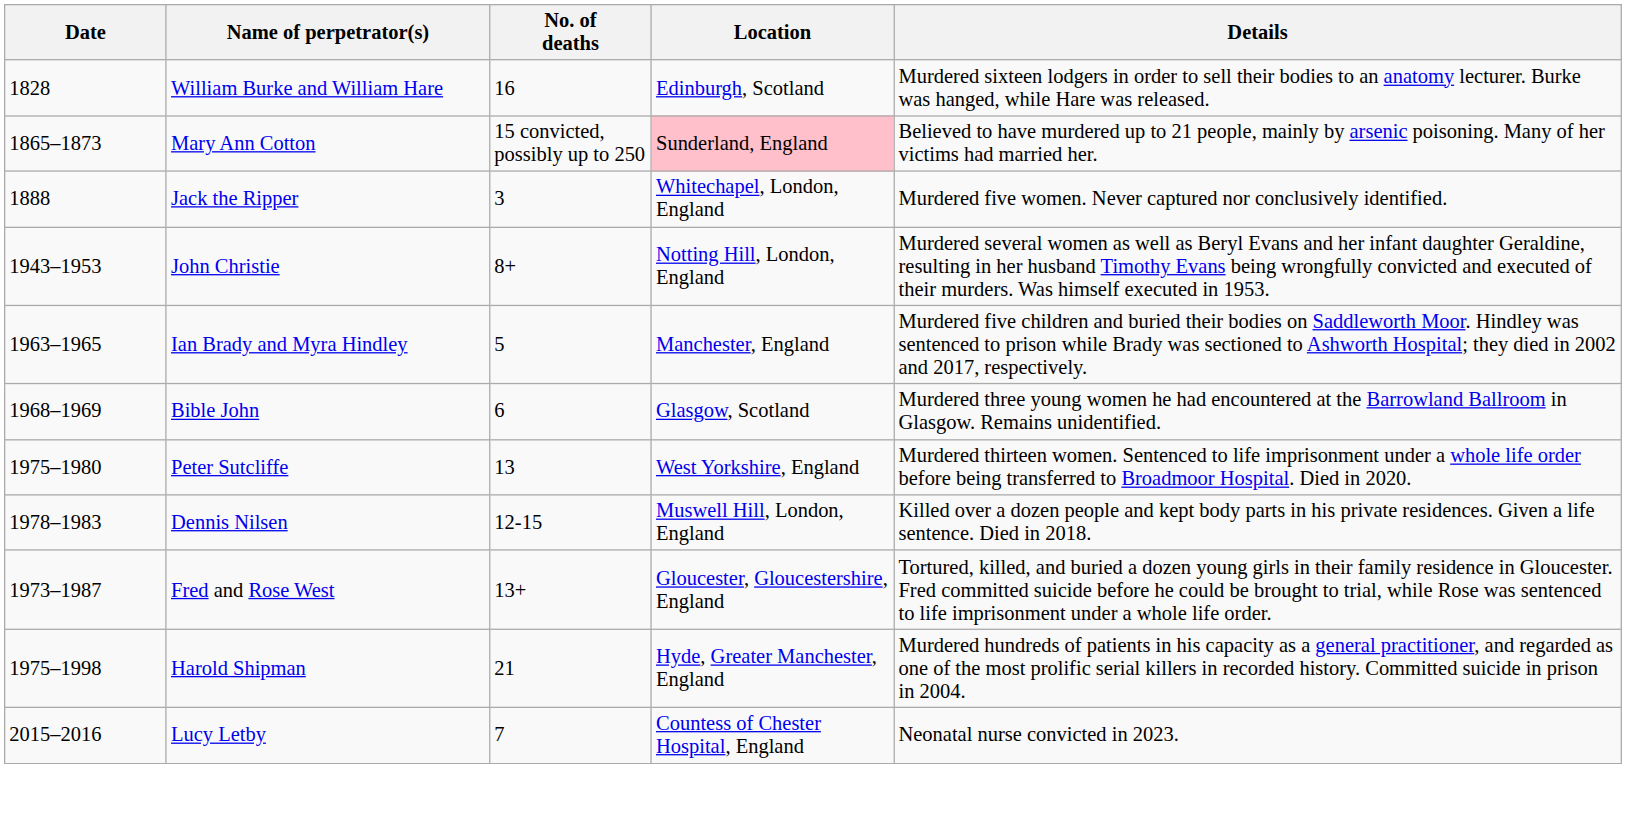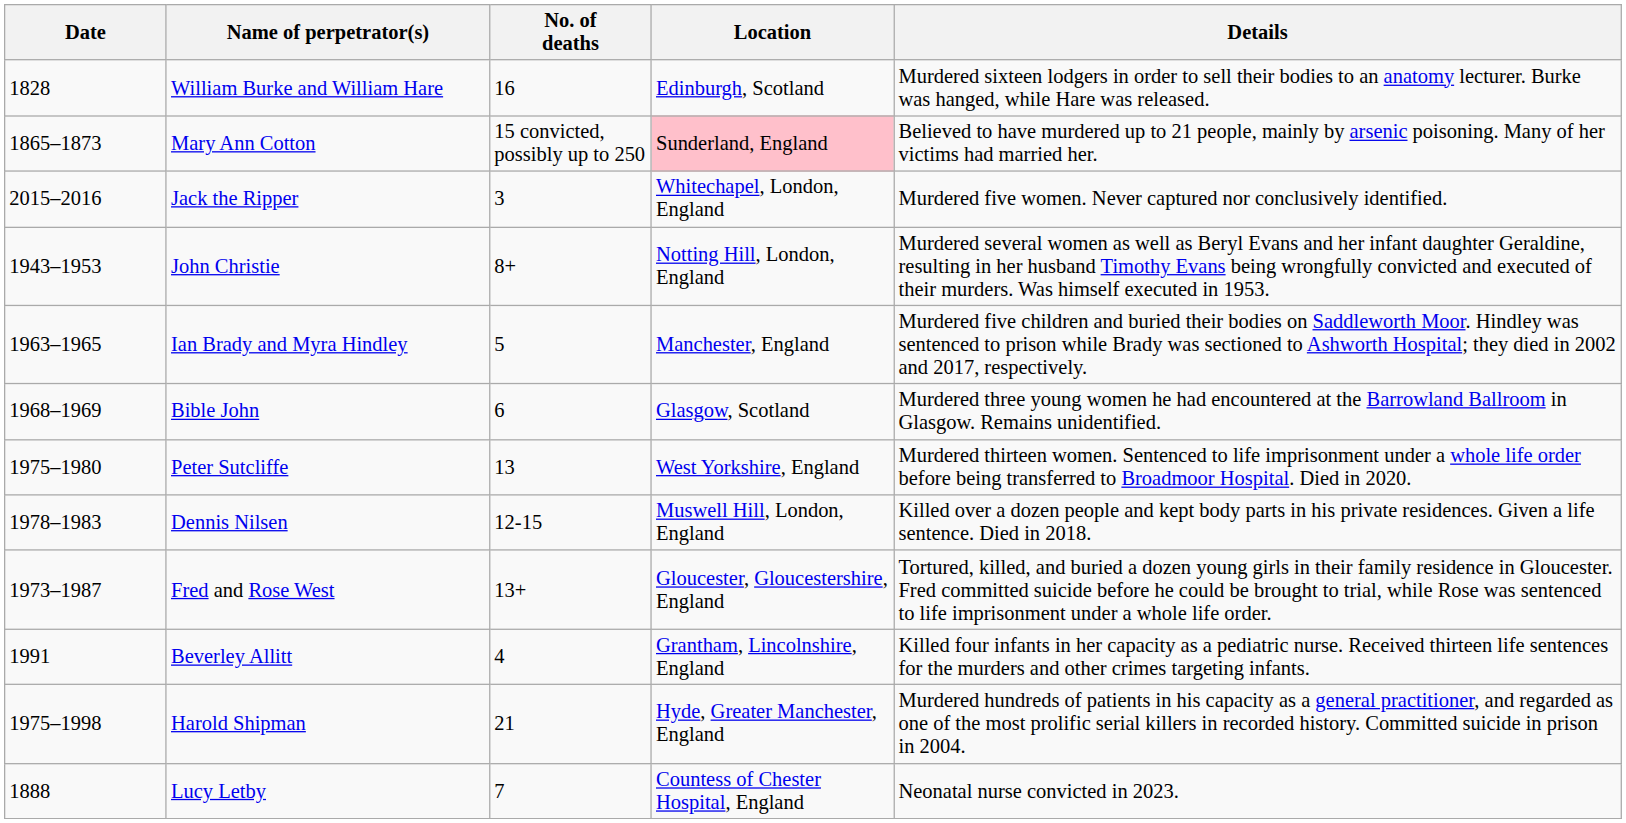(30, 198) 1888 -> (55, 198) 2015–2016
+ row: (232, 656)
(55, 735) 2015–2016 -> (30, 790) 1888
